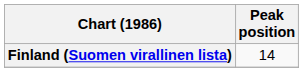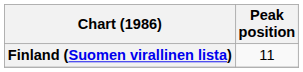(267, 55) 14 -> (267, 55) 11
